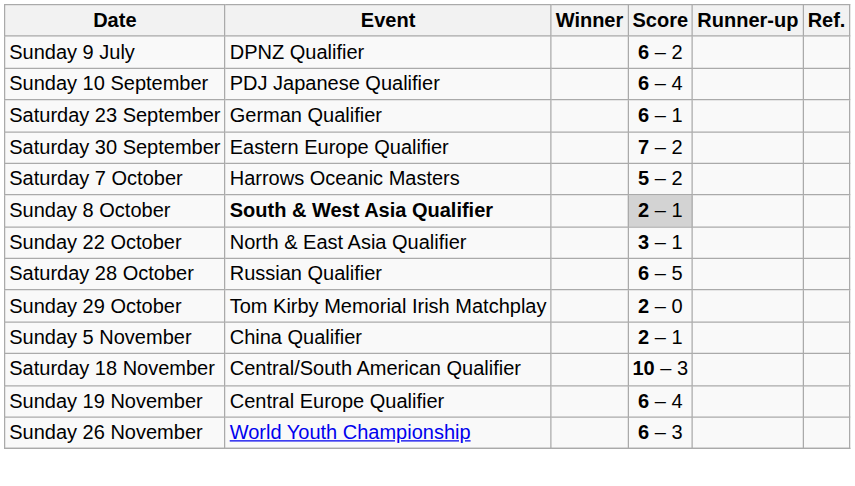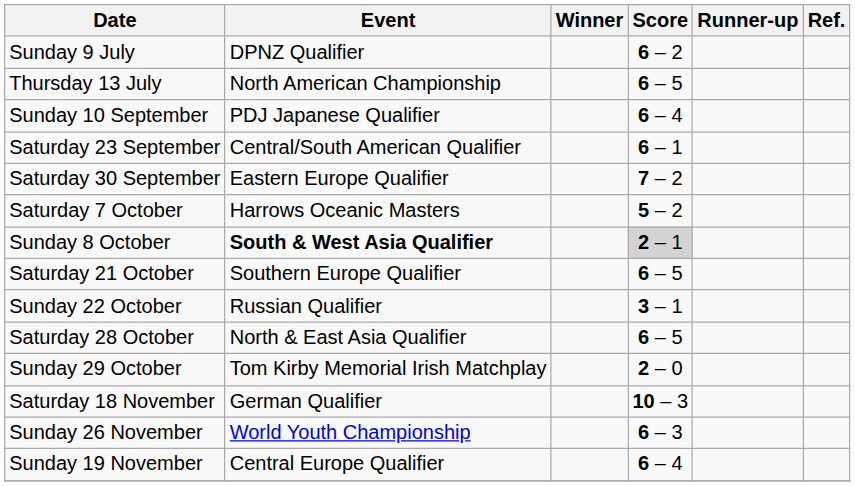+ row: (85, 83)
(306, 115) German Qualifier -> (375, 147) Central/South American Qualifier
+ row: (102, 274)
(348, 242) North & East Asia Qualifier -> (306, 305) Russian Qualifier
(306, 274) Russian Qualifier -> (348, 337) North & East Asia Qualifier
- row: (100, 337)
(375, 369) Central/South American Qualifier -> (306, 400) German Qualifier
rows swapped: (106, 400) <-> (106, 432)
